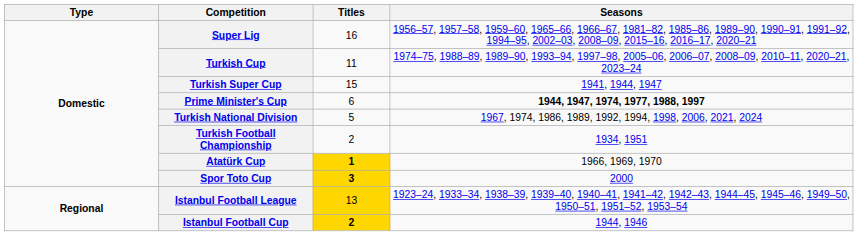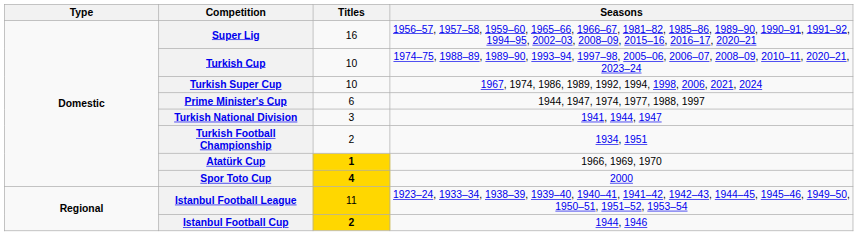(351, 63) 11 -> (351, 63) 10
(351, 85) 15 -> (351, 85) 10
(621, 85) 1941, 1944, 1947 -> (621, 85) 1967, 1974, 1986, 1989, 1992, 1994, 1998, 2006, 2021, 2024
(621, 101) bold -> (621, 101) normal
(351, 118) 5 -> (351, 118) 3
(621, 118) 1967, 1974, 1986, 1989, 1992, 1994, 1998, 2006, 2021, 2024 -> (621, 118) 1941, 1944, 1947
(351, 178) 3 -> (351, 178) 4
(351, 200) 13 -> (351, 200) 11
